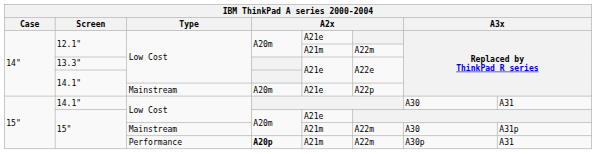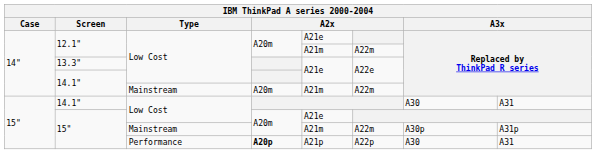(314, 90) A21e -> (314, 90) A21m
(364, 90) A22p -> (364, 90) A22m
(413, 129) A30 -> (415, 129) A30p
(314, 142) A21m -> (314, 142) A21p
(364, 142) A22m -> (364, 142) A22p
(415, 142) A30p -> (413, 142) A30
